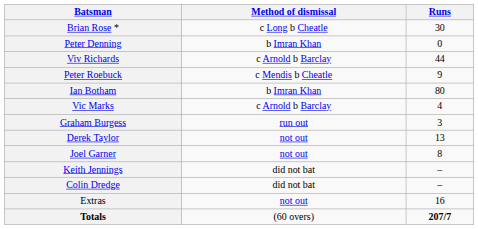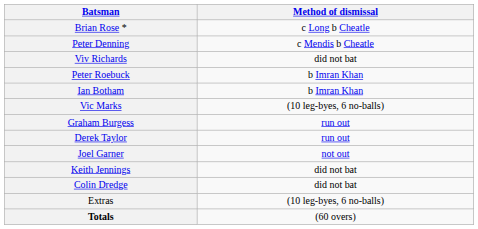- column: (440, 12)
(294, 43) b Imran Khan -> (336, 43) c Mendis b Cheatle
(294, 59) c Arnold b Barclay -> (336, 59) did not bat
(294, 75) c Mendis b Cheatle -> (336, 75) b Imran Khan
(294, 106) c Arnold b Barclay -> (336, 106) (10 leg-byes, 6 no-balls)
(294, 138) not out -> (336, 138) run out
(294, 201) not out -> (336, 201) (10 leg-byes, 6 no-balls)
